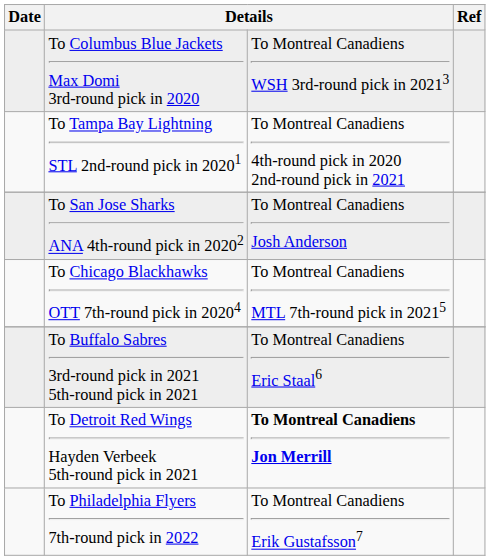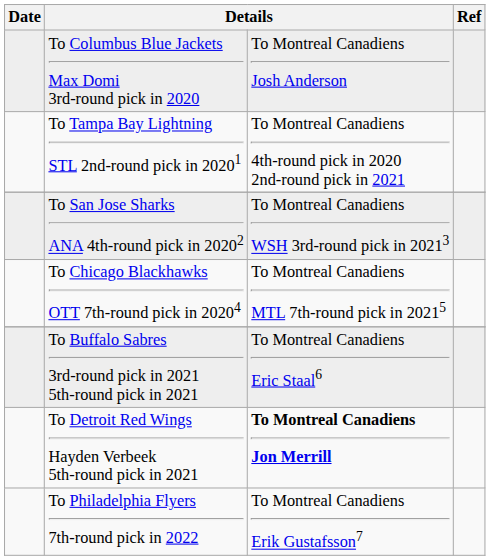(350, 63) To Montreal Canadiens WSH 3rd-round pick in 20213 -> (350, 61) To Montreal Canadiens Josh Anderson
(350, 223) To Montreal Canadiens Josh Anderson -> (350, 225) To Montreal Canadiens WSH 3rd-round pick in 20213
